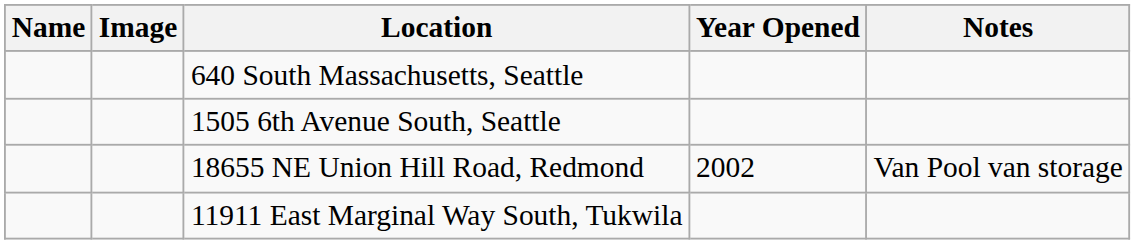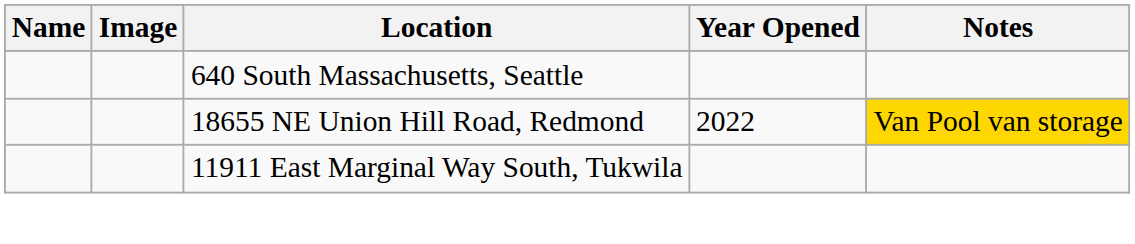- row: (376, 121)
(726, 167) 2002 -> (726, 121) 2022
(998, 167) no background -> (998, 121) gold background
